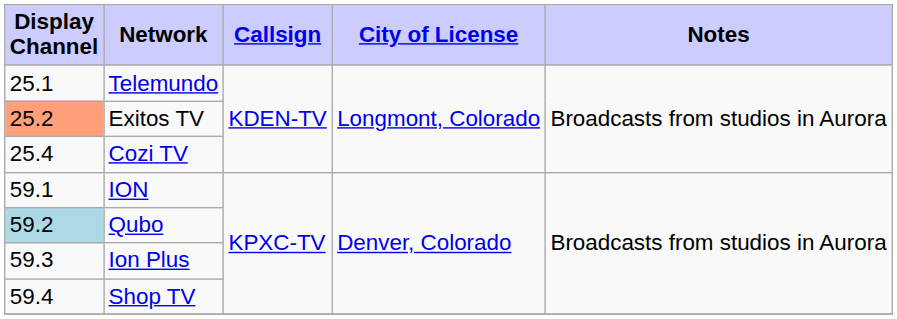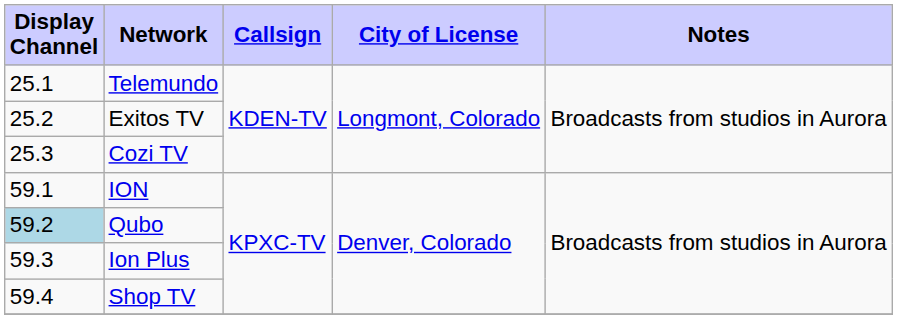(32, 118) lightsalmon background -> (32, 118) no background
(32, 154) 25.4 -> (32, 154) 25.3
